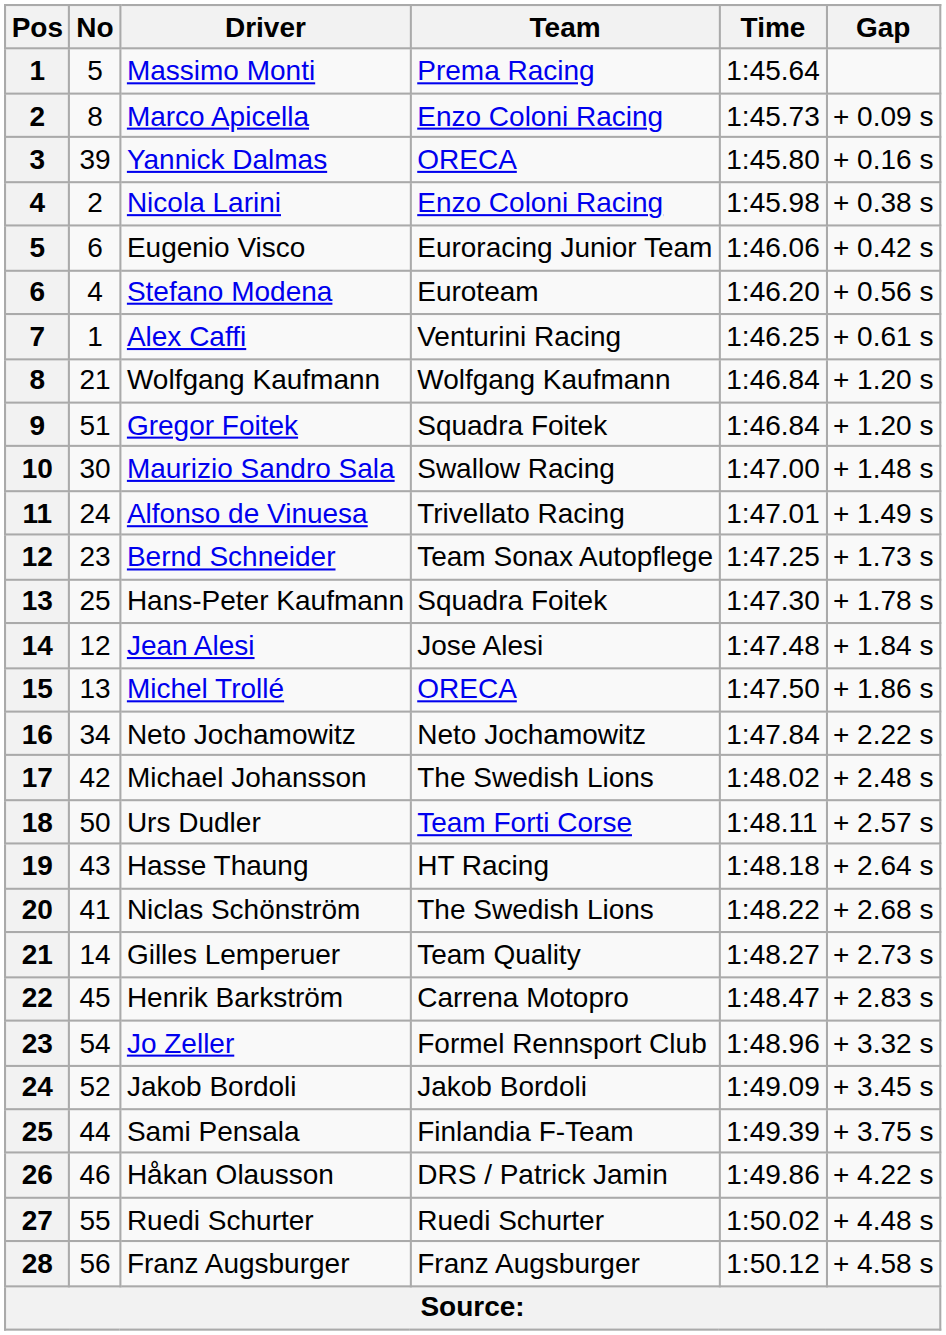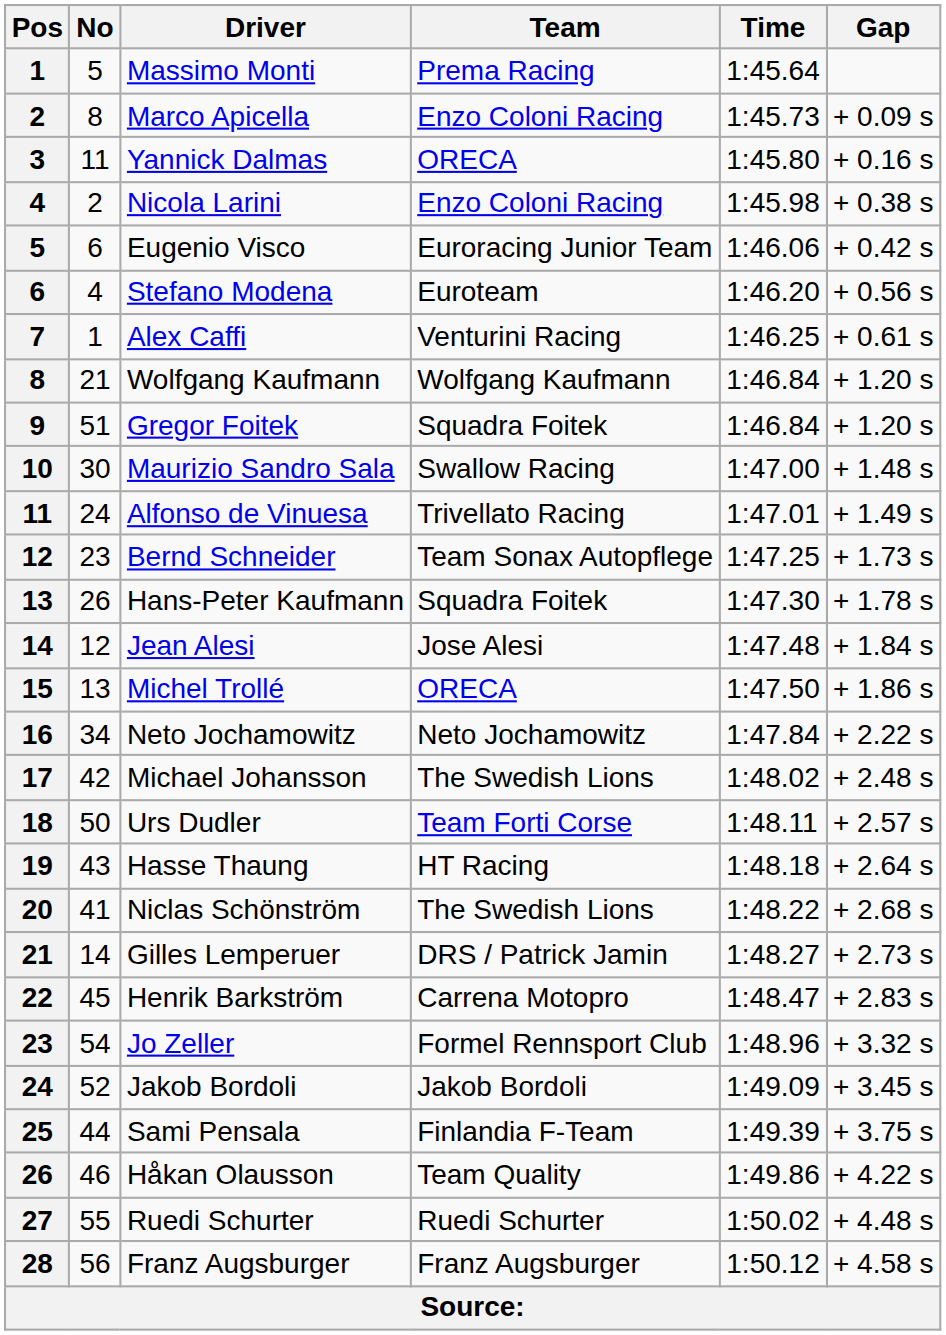(95, 159) 39 -> (95, 159) 11
(95, 601) 25 -> (95, 601) 26
(499, 954) Team Quality -> (542, 954) DRS / Patrick Jamin
(542, 1175) DRS / Patrick Jamin -> (499, 1175) Team Quality
